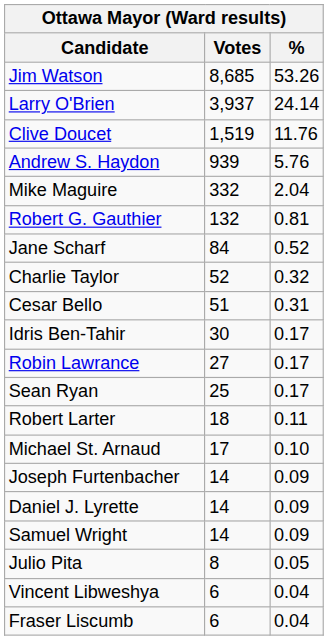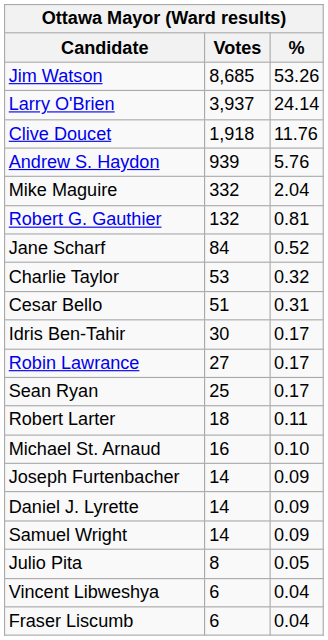(232, 133) 1,519 -> (232, 133) 1,918
(219, 276) 52 -> (219, 276) 53
(219, 448) 17 -> (219, 448) 16
